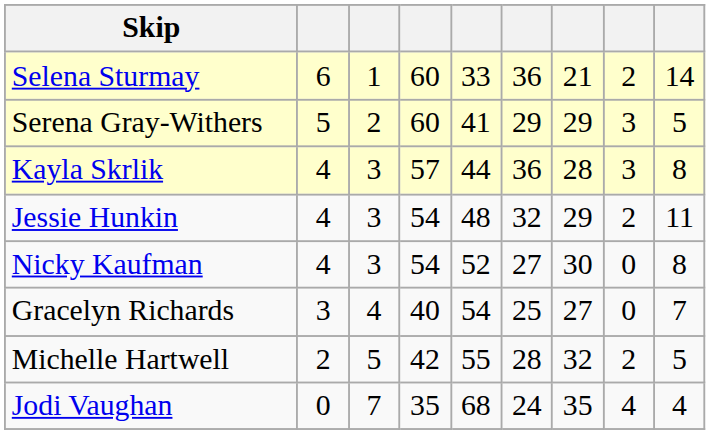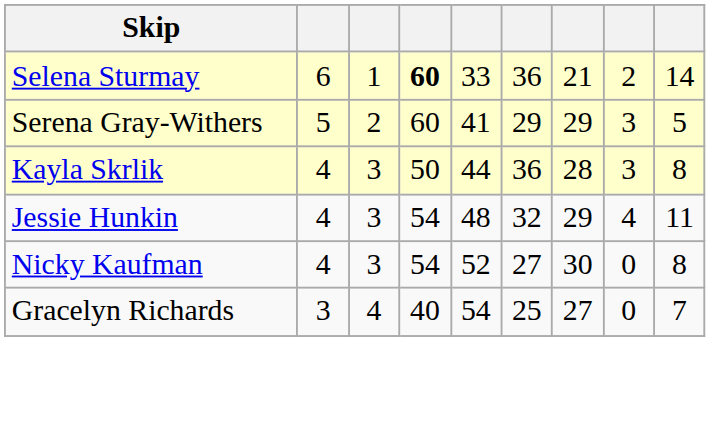(425, 75) normal -> (425, 75) bold
(425, 169) 57 -> (425, 169) 50
(629, 216) 2 -> (629, 216) 4
- row: (120, 358)
- row: (92, 405)
